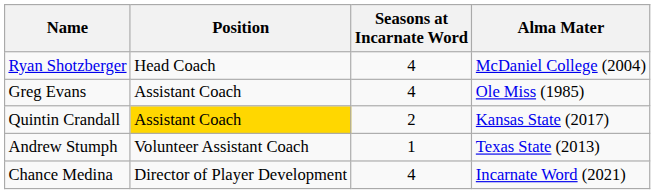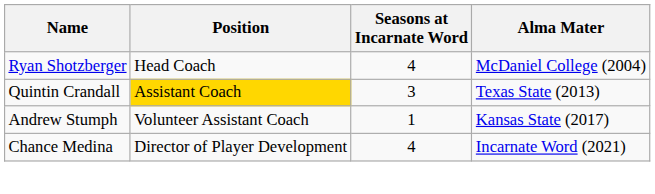- row: (47, 92)
(411, 120) 2 -> (411, 92) 3
(542, 120) Kansas State (2017) -> (538, 92) Texas State (2013)
(538, 147) Texas State (2013) -> (542, 120) Kansas State (2017)
